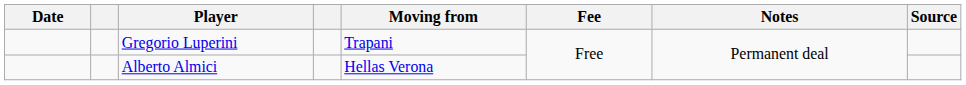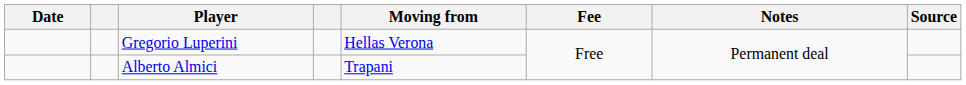(369, 42) Trapani -> (389, 42) Hellas Verona
(389, 67) Hellas Verona -> (369, 67) Trapani
